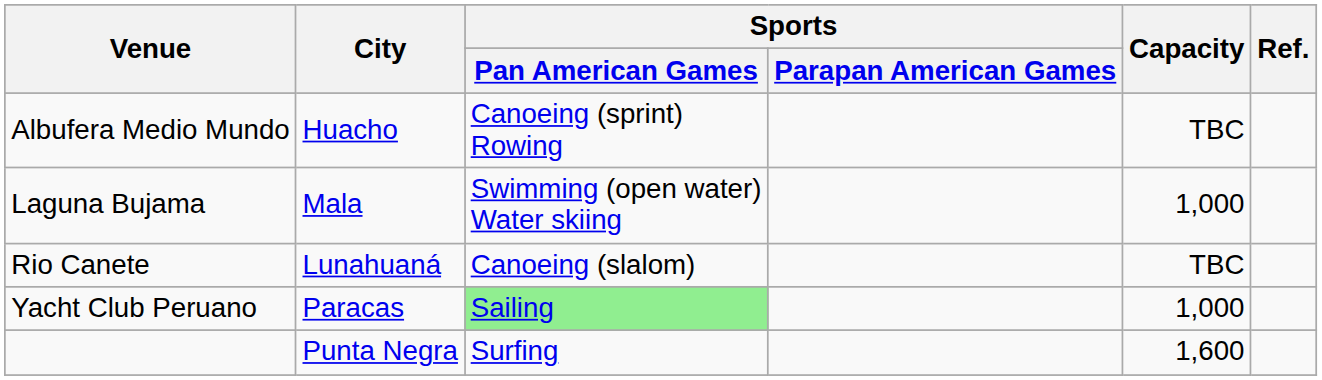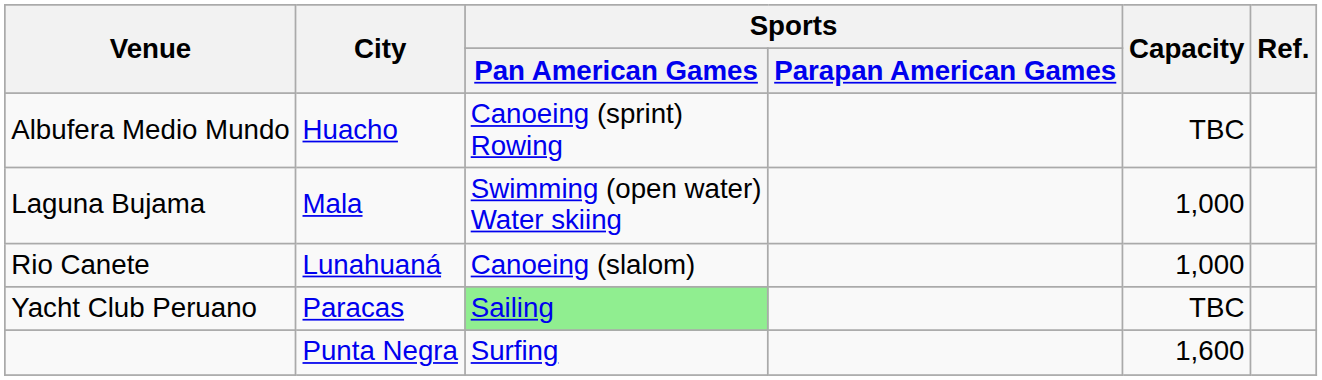(1217, 264) TBC -> (1210, 264) 1,000
(1210, 308) 1,000 -> (1217, 308) TBC
